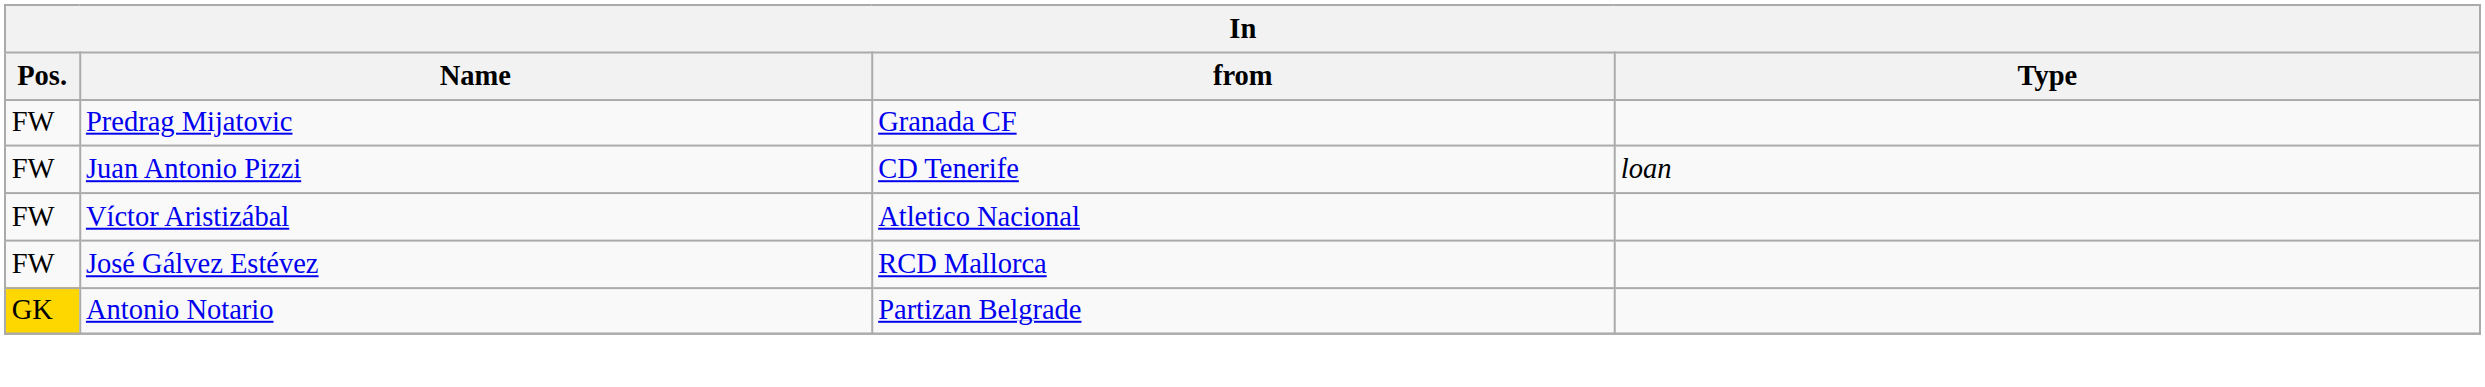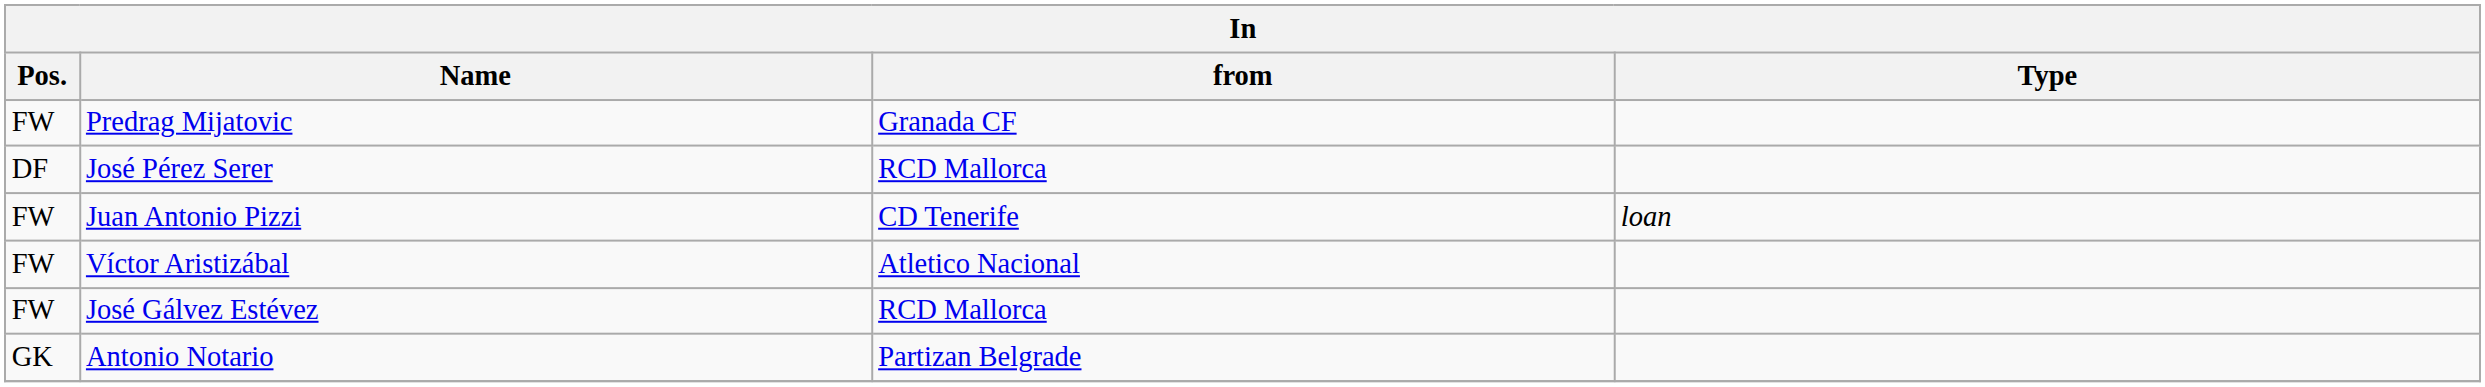+ row: (179, 169)
(32, 310) gold background -> (32, 357) no background
